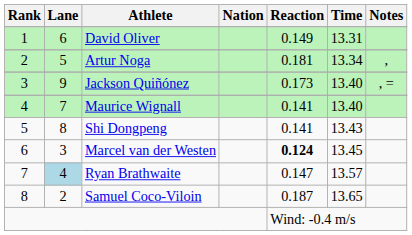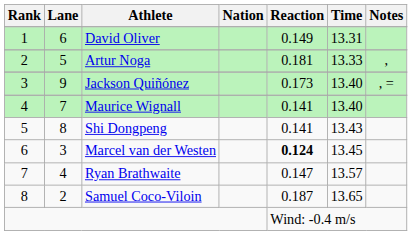(347, 60) 13.34 -> (347, 60) 13.33
(63, 173) lightblue background -> (63, 173) no background
